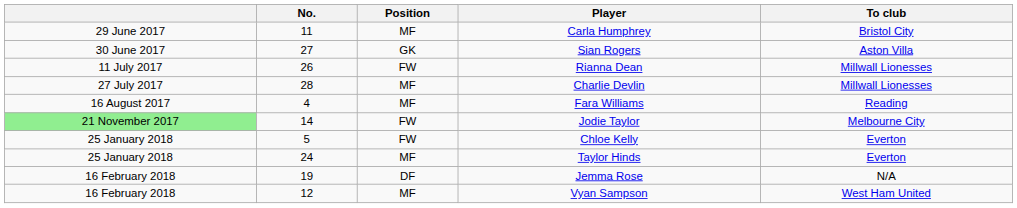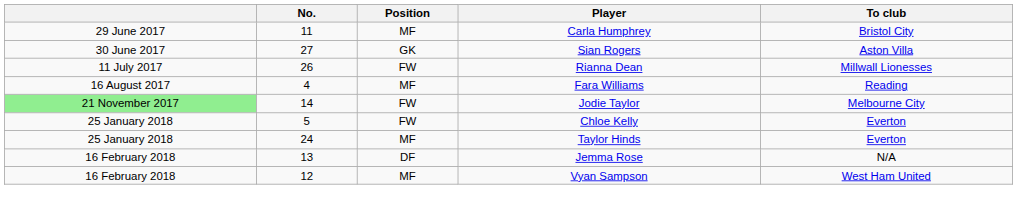- row: (609, 85)
(307, 175) 19 -> (307, 157) 13
